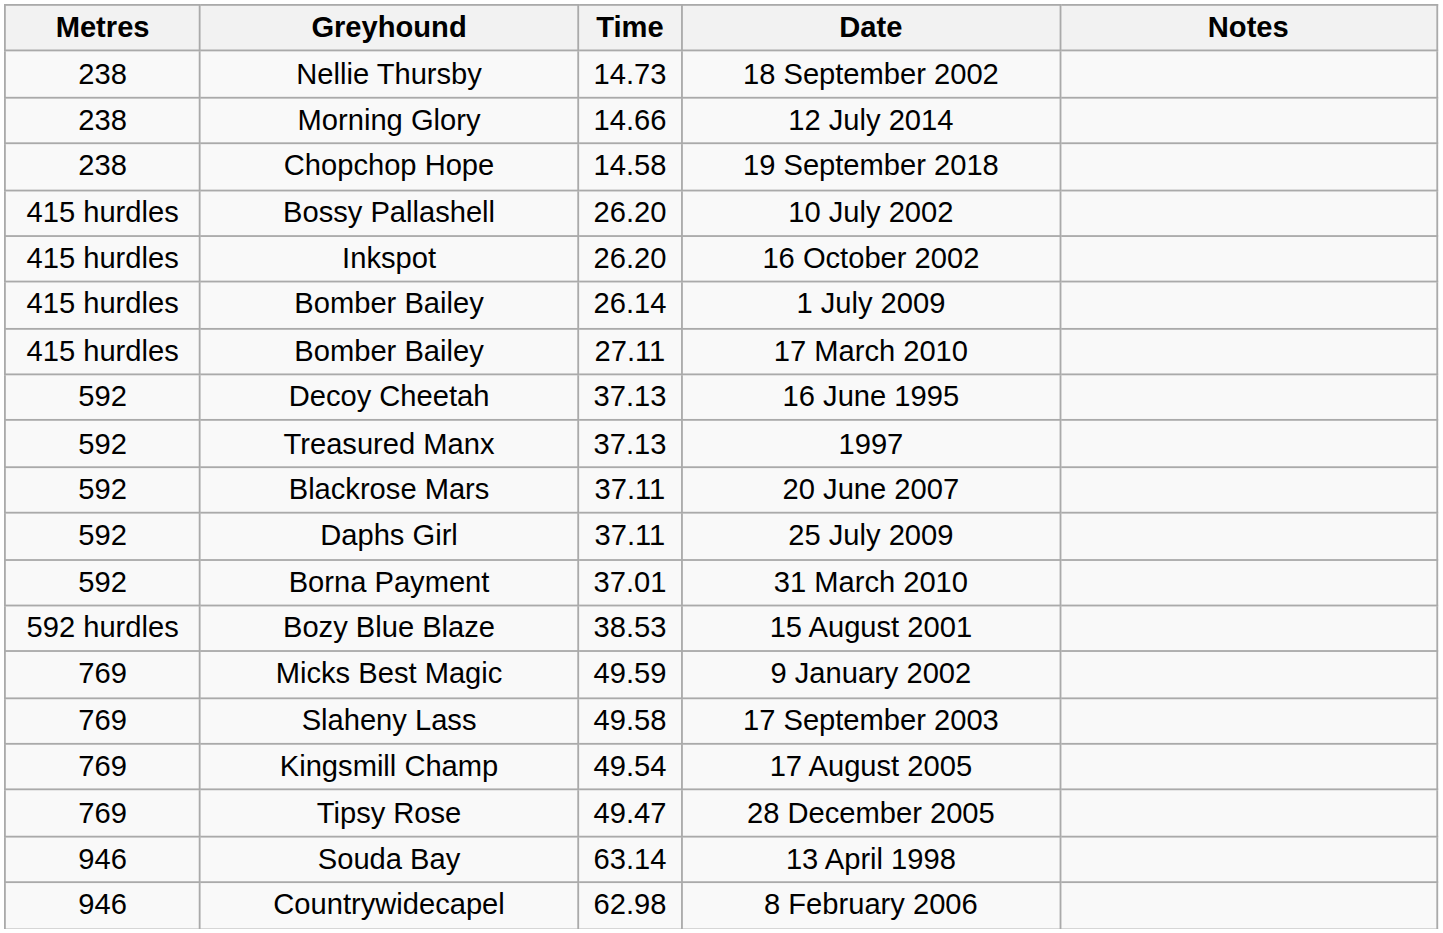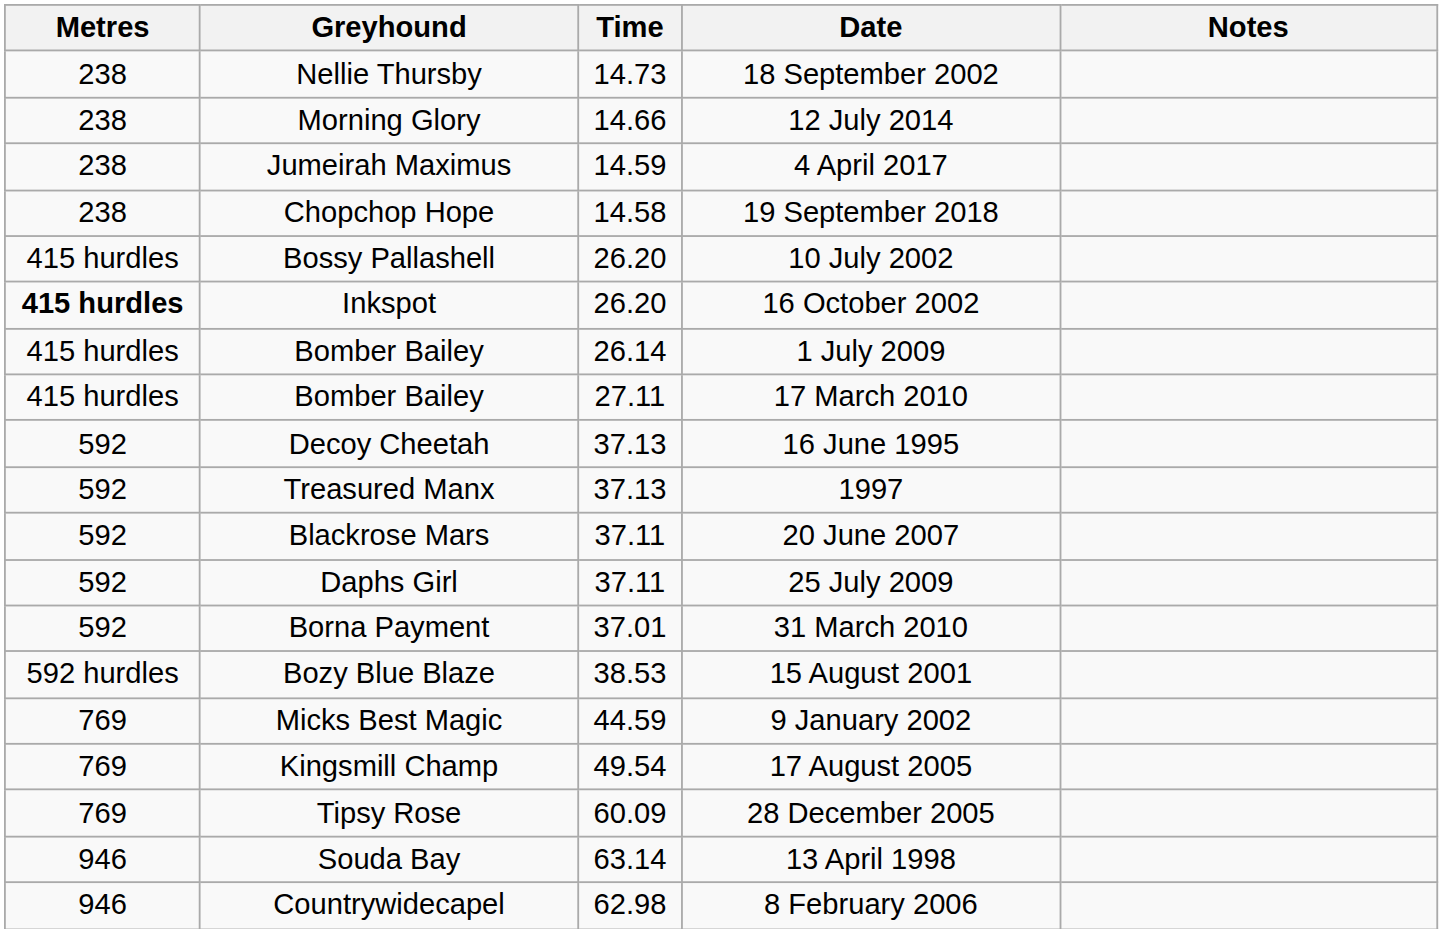+ row: (871, 166)
(103, 258) normal -> (103, 304) bold
(630, 674) 49.59 -> (630, 720) 44.59
- row: (871, 720)
(630, 812) 49.47 -> (630, 812) 60.09
